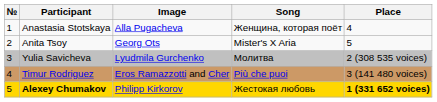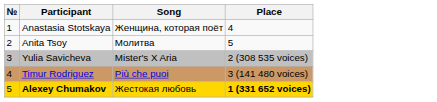- column: (172, 12)
(265, 43) Mister's X Aria -> (135, 43) Молитва
(254, 58) Молитва -> (146, 58) Mister's X Aria
